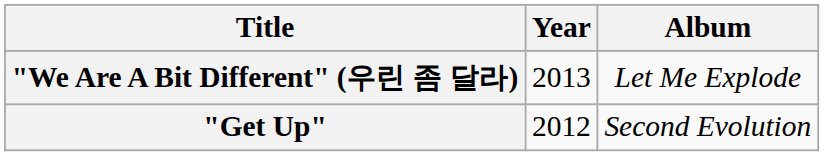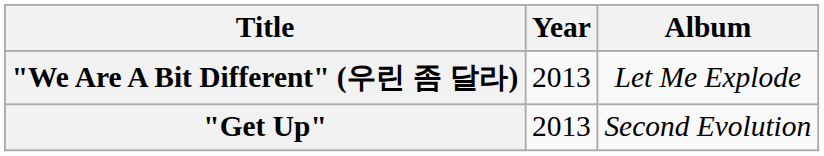(561, 126) 2012 -> (561, 126) 2013
